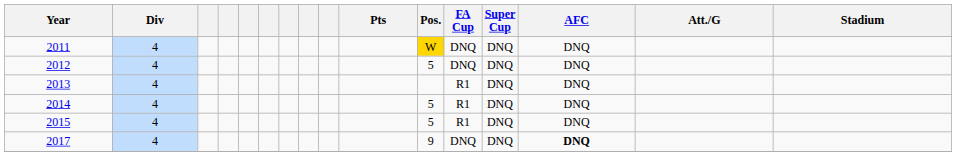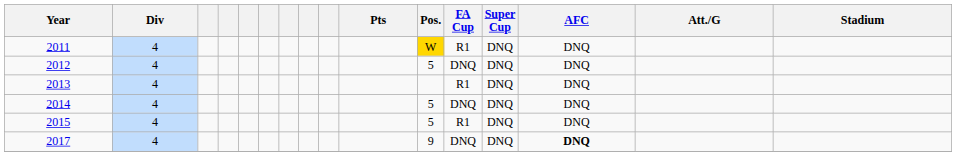(463, 46) DNQ -> (463, 46) R1
(463, 103) R1 -> (463, 103) DNQ
